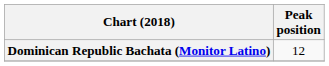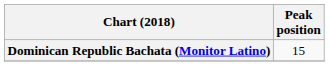(299, 50) 12 -> (299, 50) 15
